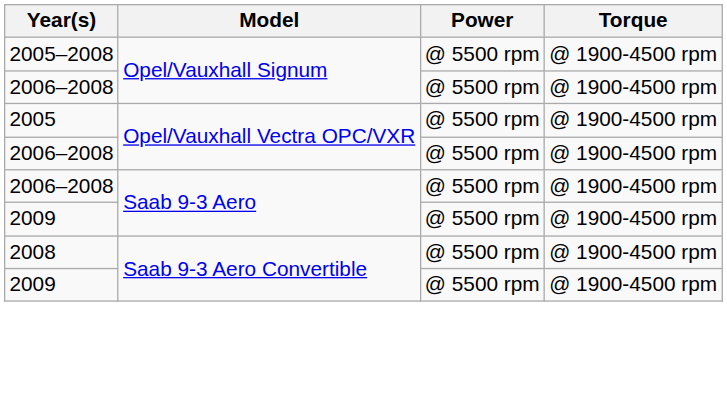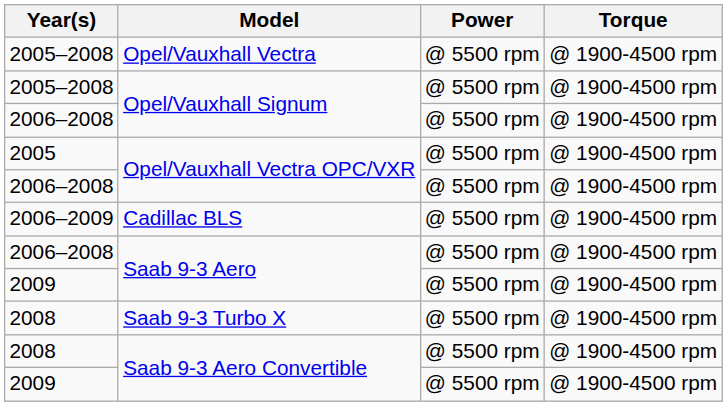+ row: (62, 53)
+ row: (62, 218)
+ row: (33, 317)
